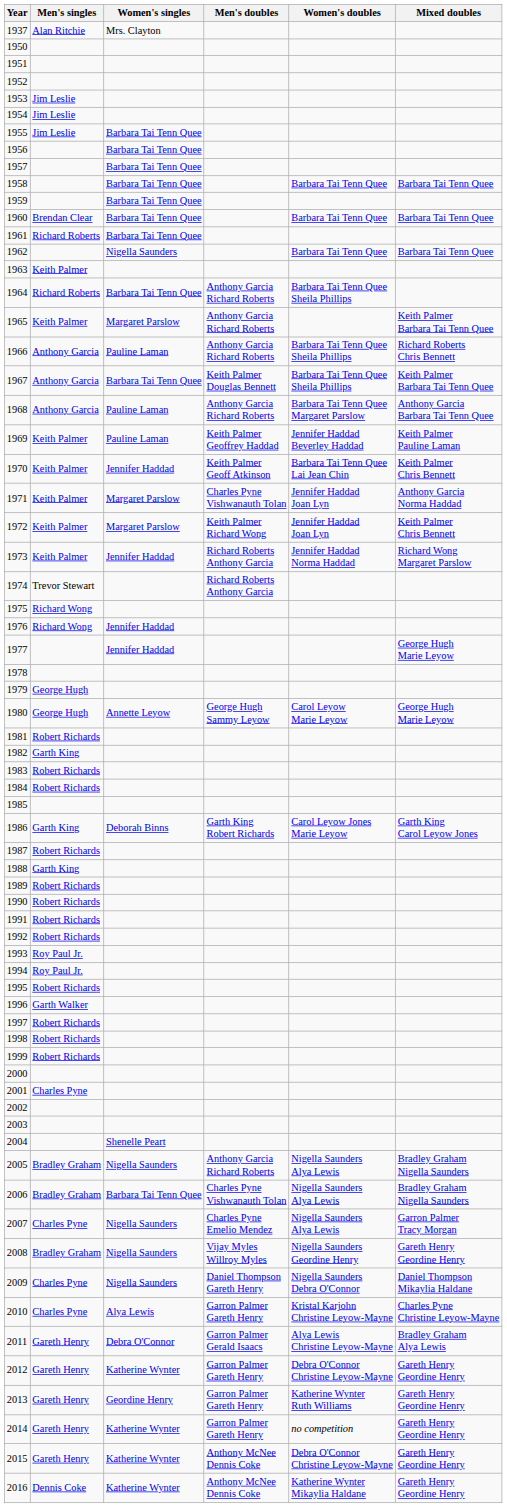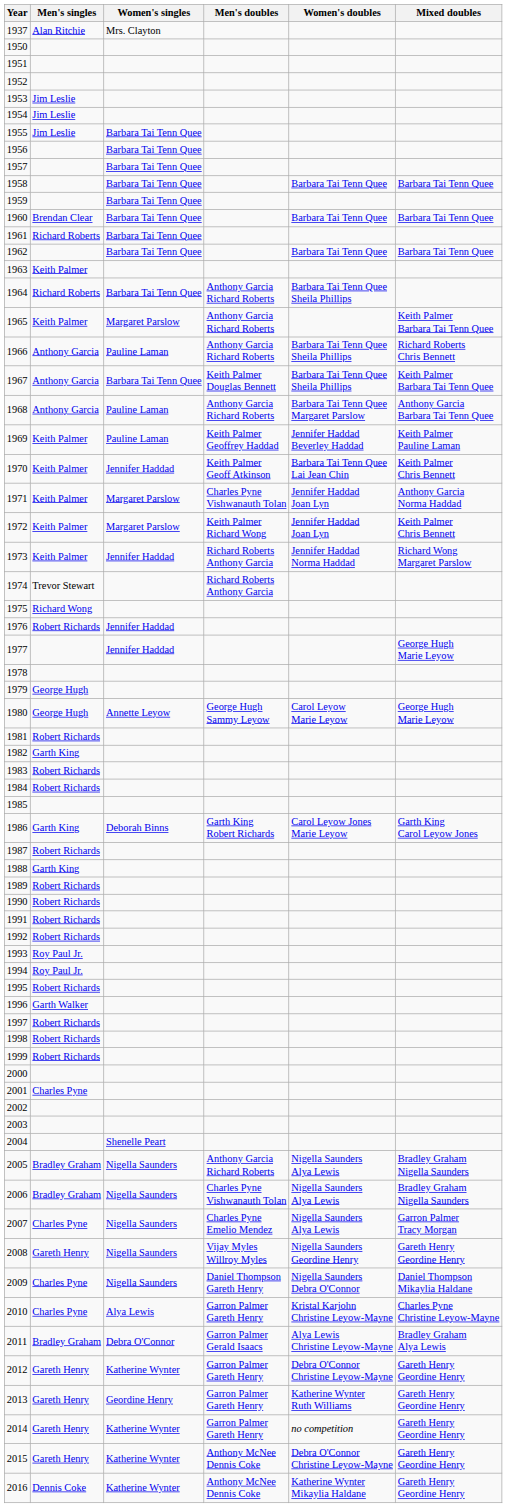(142, 252) Nigella Saunders -> (154, 252) Barbara Tai Tenn Quee
(62, 626) Richard Wong -> (66, 626) Robert Richards
(154, 1194) Barbara Tai Tenn Quee -> (142, 1194) Nigella Saunders
(67, 1253) Bradley Graham -> (61, 1253) Gareth Henry
(61, 1341) Gareth Henry -> (67, 1341) Bradley Graham
